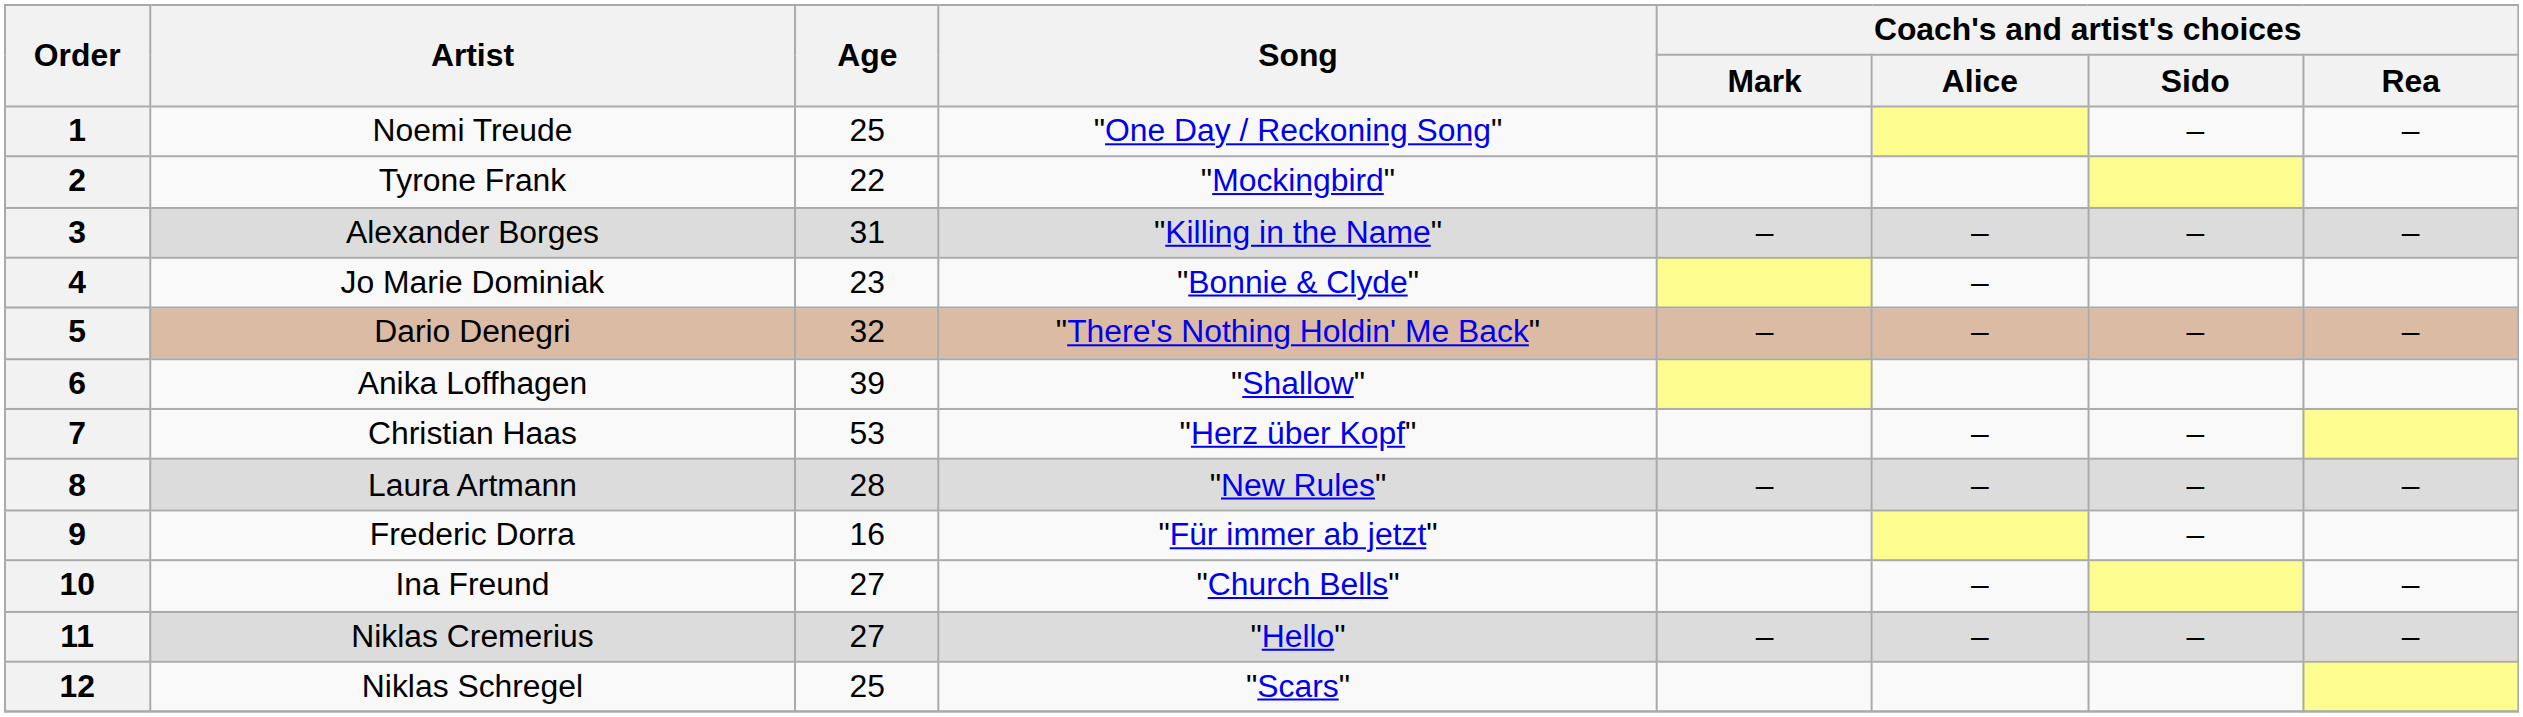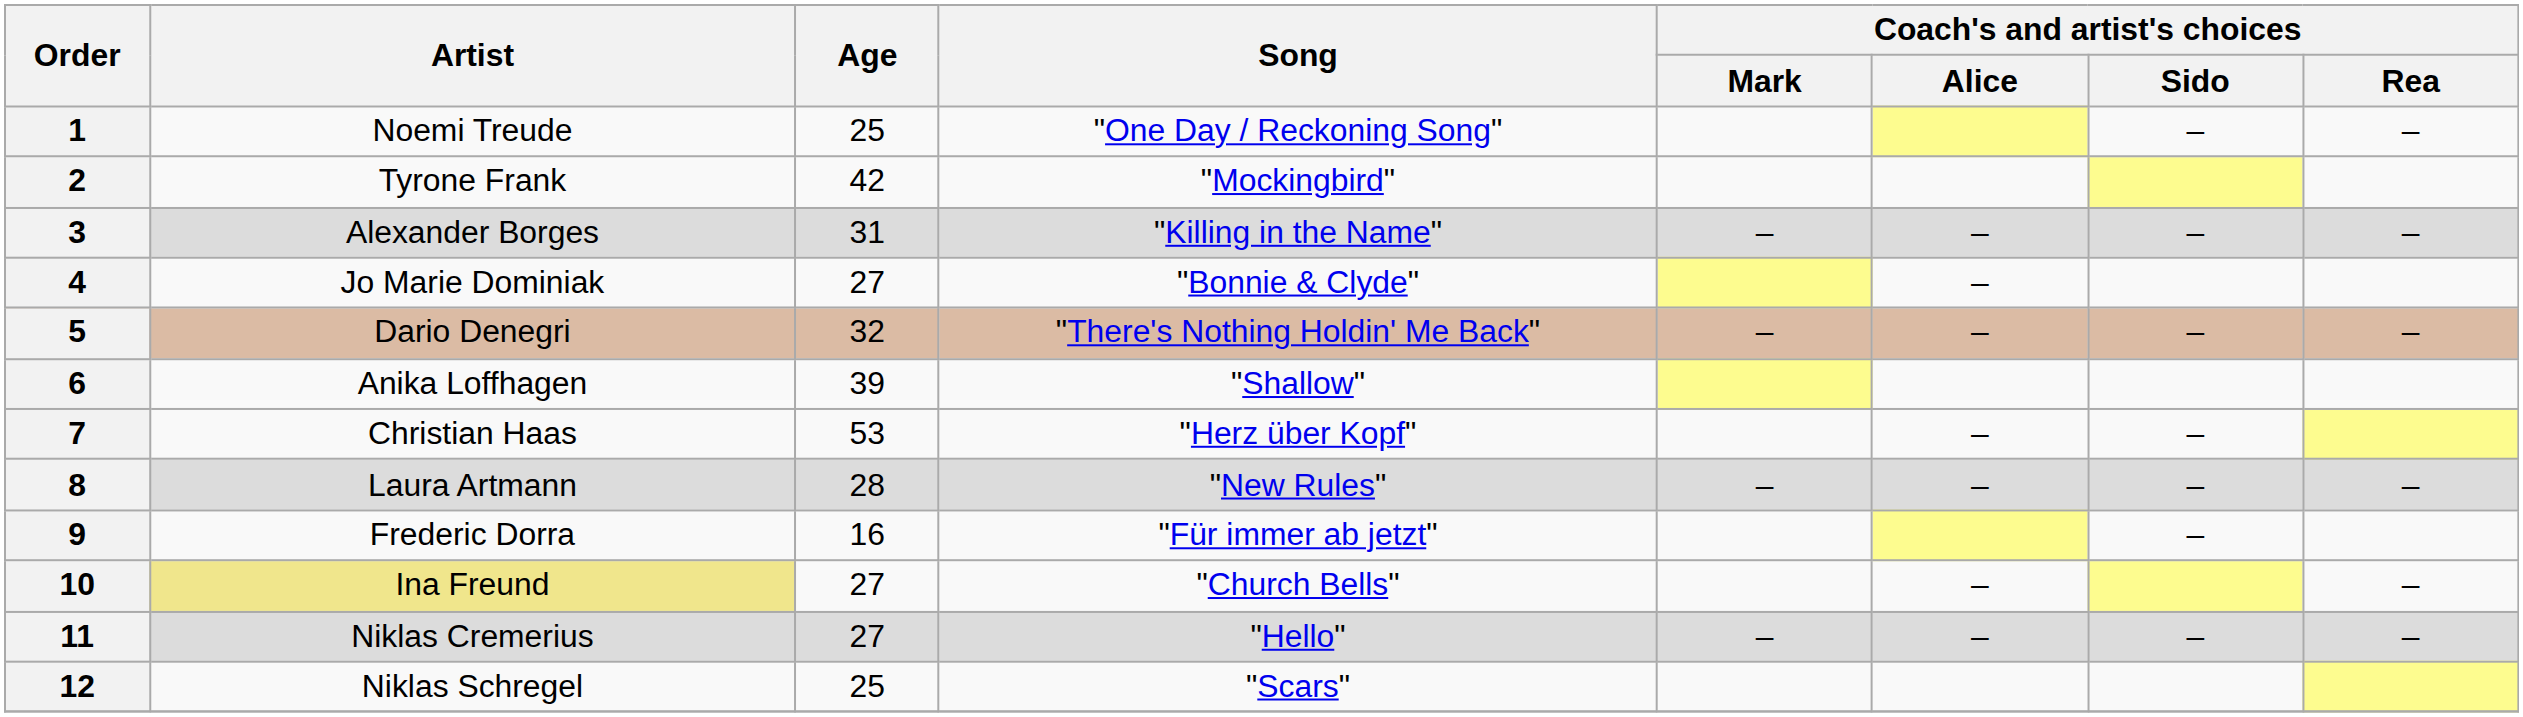(867, 181) 22 -> (867, 181) 42
(867, 282) 23 -> (867, 282) 27
(472, 585) no background -> (472, 585) khaki background
